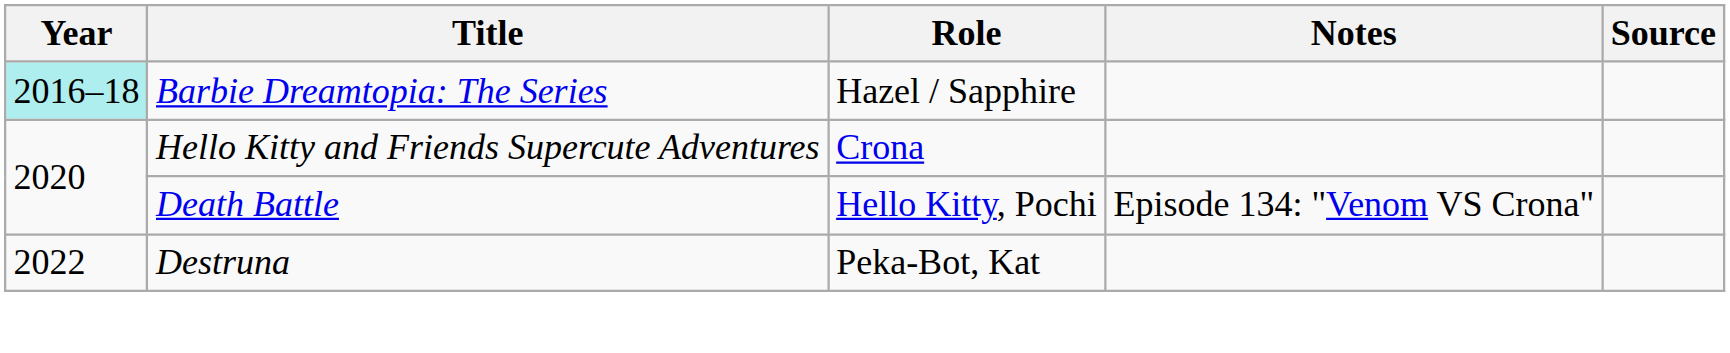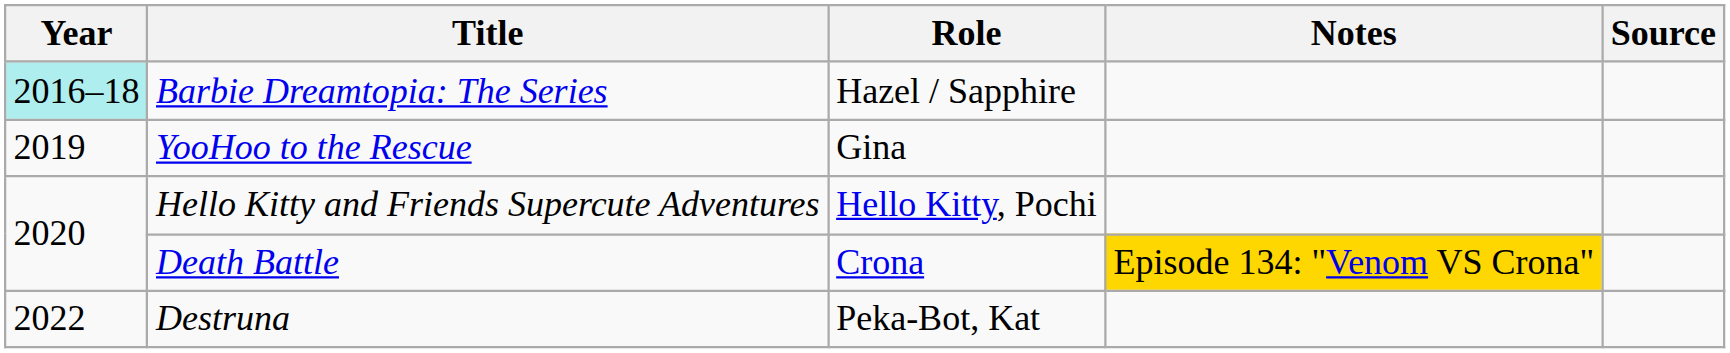+ row: (314, 147)
(880, 147) Crona -> (966, 204) Hello Kitty, Pochi
(966, 204) Hello Kitty, Pochi -> (880, 261) Crona
(1354, 204) no background -> (1354, 261) gold background
